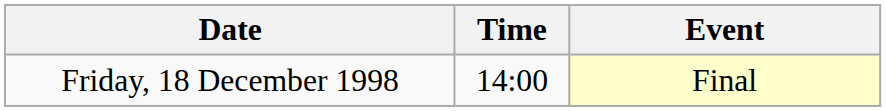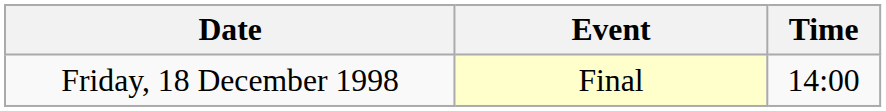columns swapped: (512, 29) <-> (725, 29)
